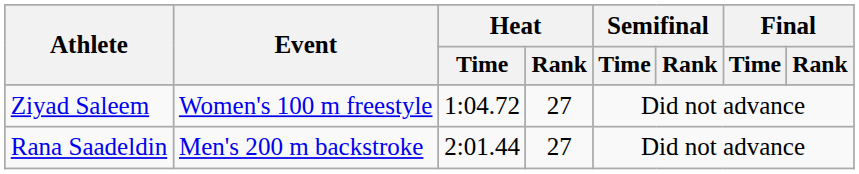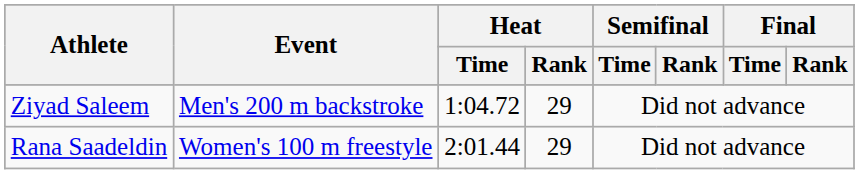(306, 105) Women's 100 m freestyle -> (301, 105) Men's 200 m backstroke
(559, 105) 27 -> (559, 105) 29
(301, 147) Men's 200 m backstroke -> (306, 147) Women's 100 m freestyle
(559, 147) 27 -> (559, 147) 29
